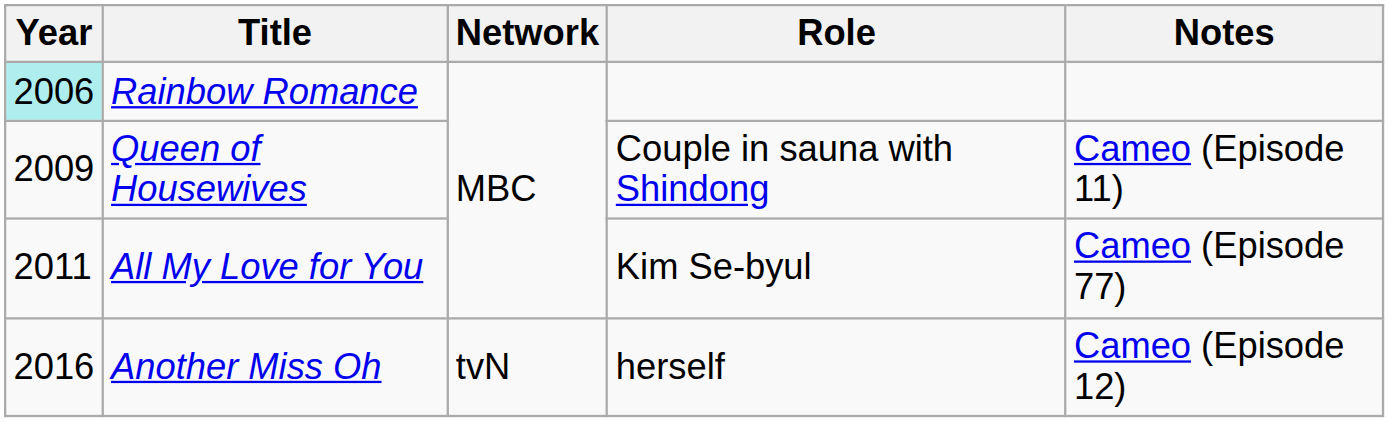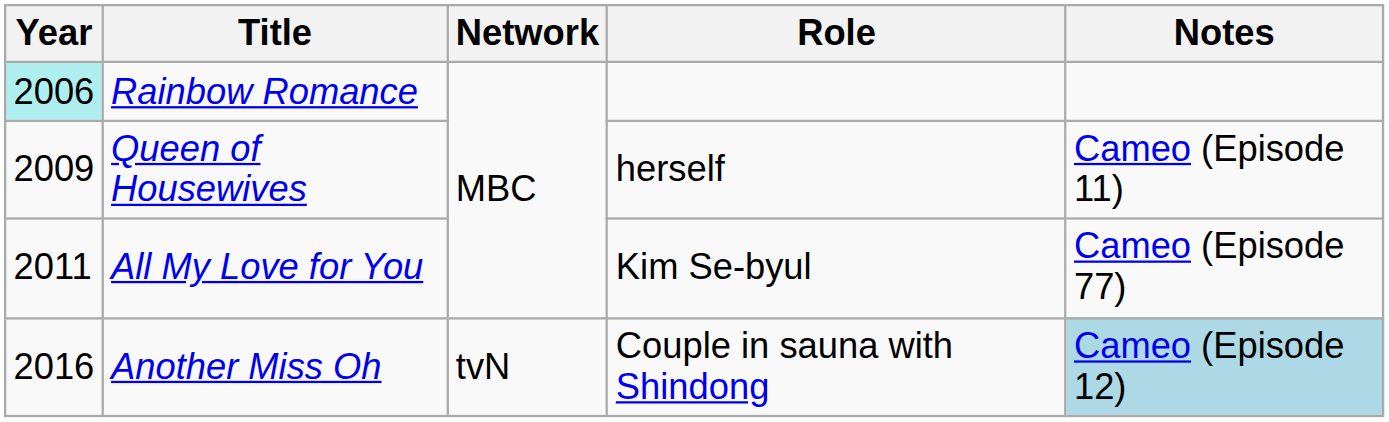(784, 168) Couple in sauna with Shindong -> (670, 168) herself
(670, 365) herself -> (784, 365) Couple in sauna with Shindong
(1209, 365) no background -> (1209, 365) lightblue background
